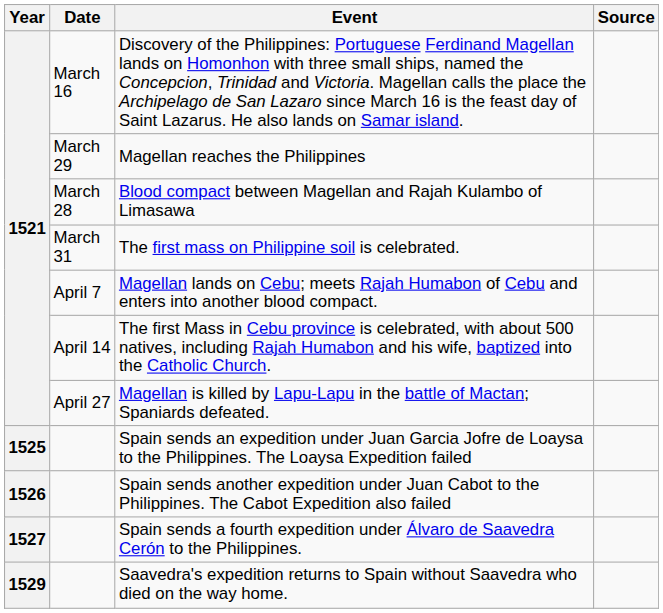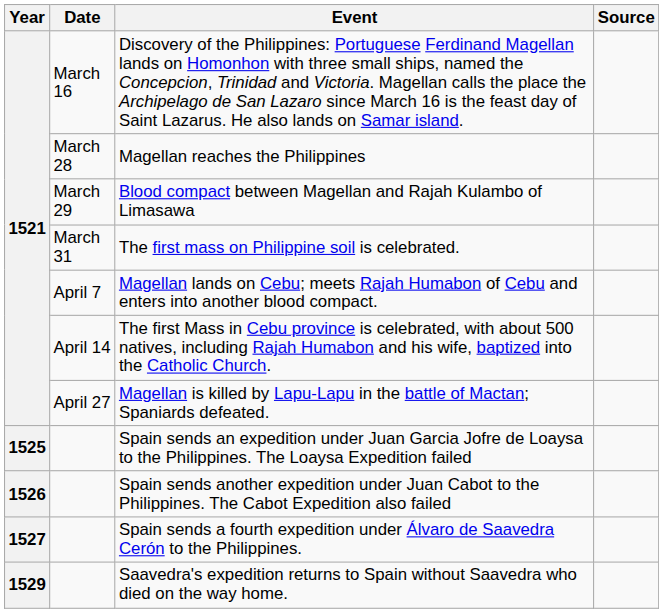(77, 156) March 29 -> (77, 156) March 28
(77, 201) March 28 -> (77, 201) March 29
